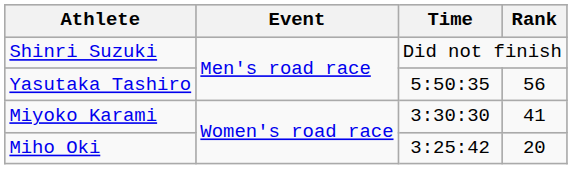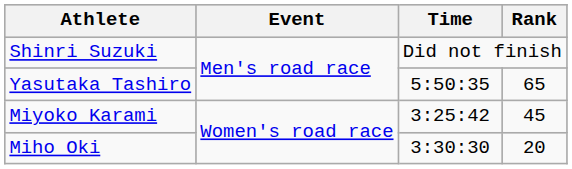(534, 84) 56 -> (534, 84) 65
(450, 116) 3:30:30 -> (450, 116) 3:25:42
(534, 116) 41 -> (534, 116) 45
(450, 148) 3:25:42 -> (450, 148) 3:30:30
